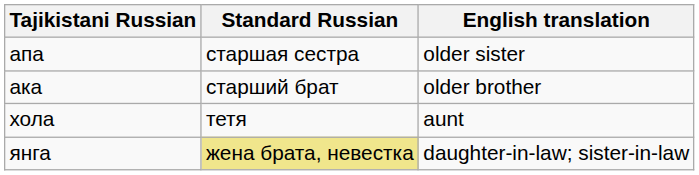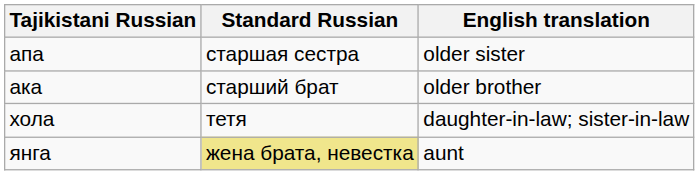(444, 119) aunt -> (556, 119) daughter-in-law; sister-in-law
(556, 152) daughter-in-law; sister-in-law -> (444, 152) aunt
